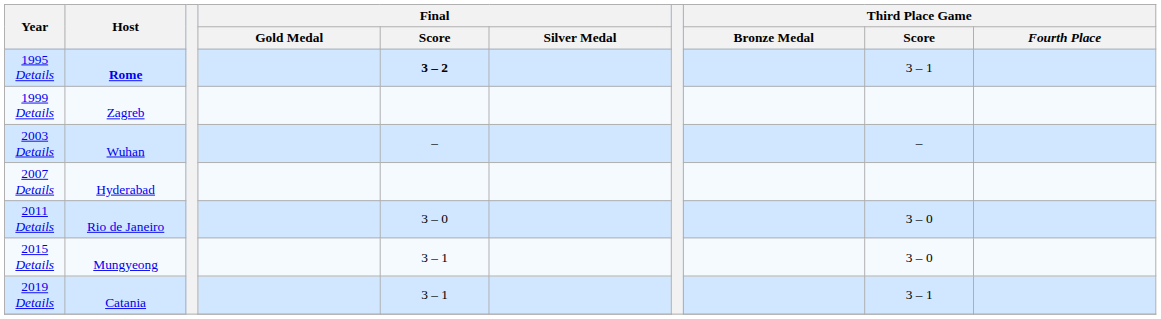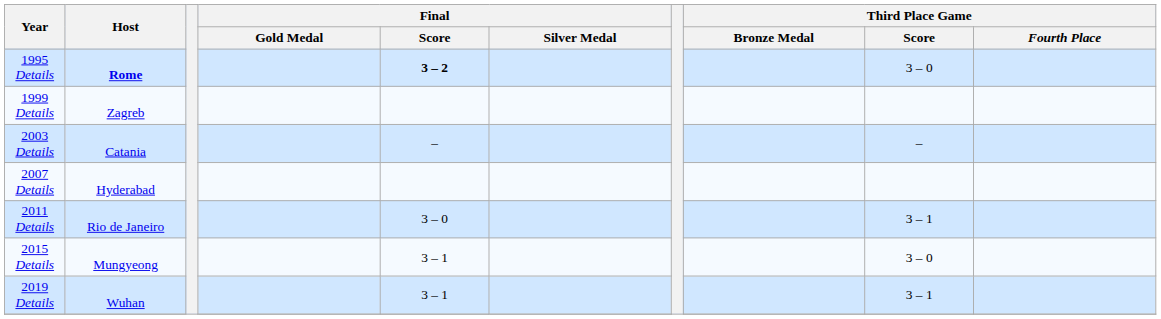(919, 68) 3 – 1 -> (919, 68) 3 – 0
(126, 151) Wuhan -> (126, 151) Catania
(919, 219) 3 – 0 -> (919, 219) 3 – 1
(126, 303) Catania -> (126, 303) Wuhan
